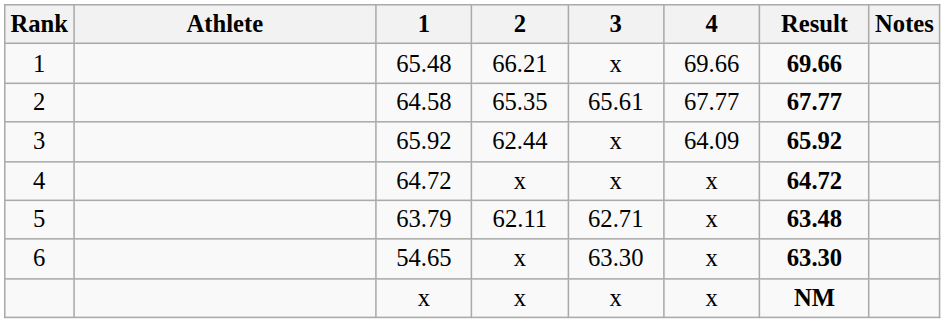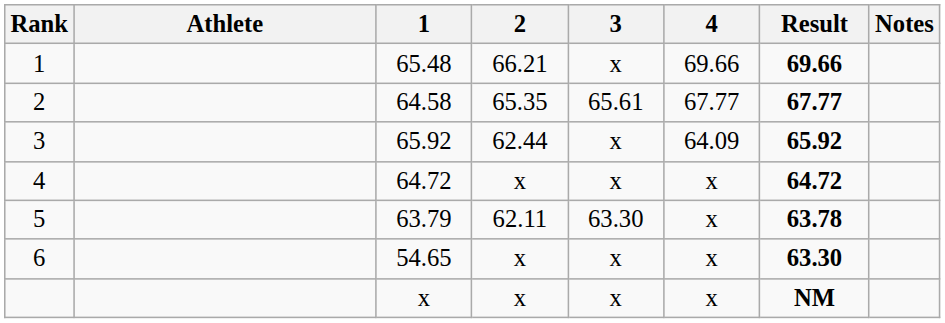(616, 219) 62.71 -> (616, 219) 63.30
(814, 219) 63.48 -> (814, 219) 63.78
(616, 258) 63.30 -> (616, 258) x
